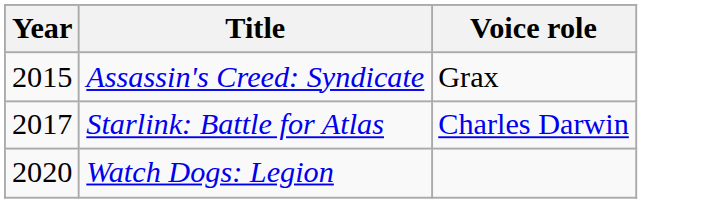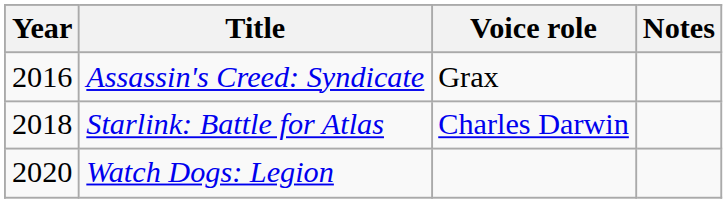+ column: (679, 28)
(42, 76) 2015 -> (42, 76) 2016
(42, 124) 2017 -> (42, 124) 2018
